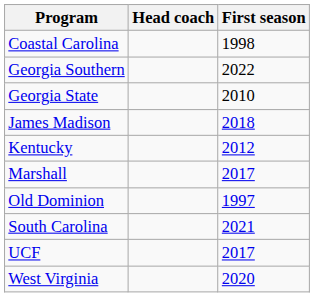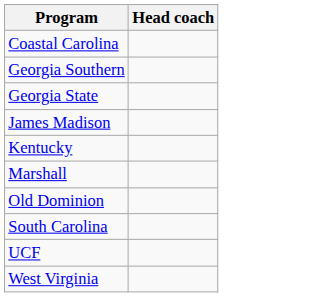- column: (264, 17)
